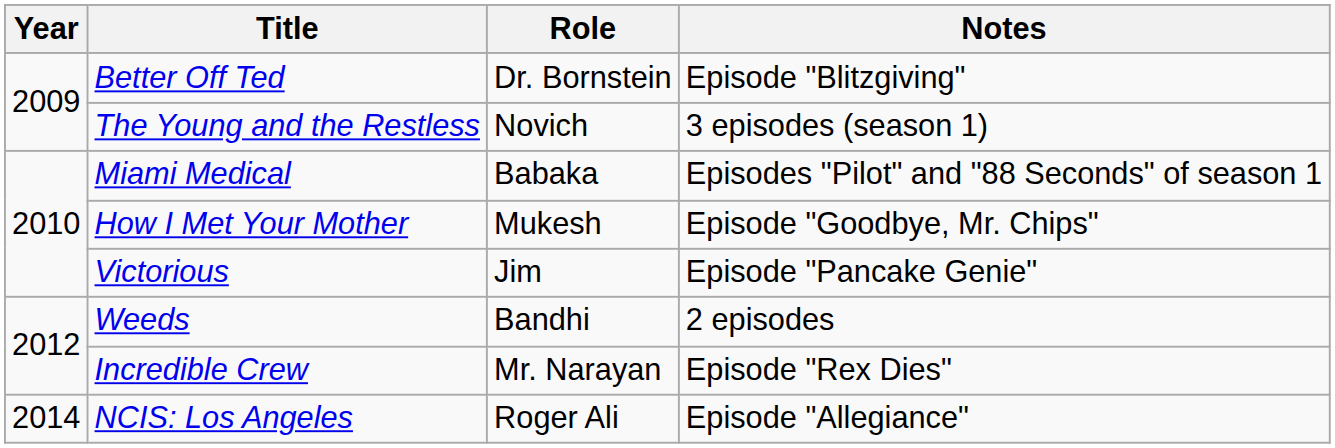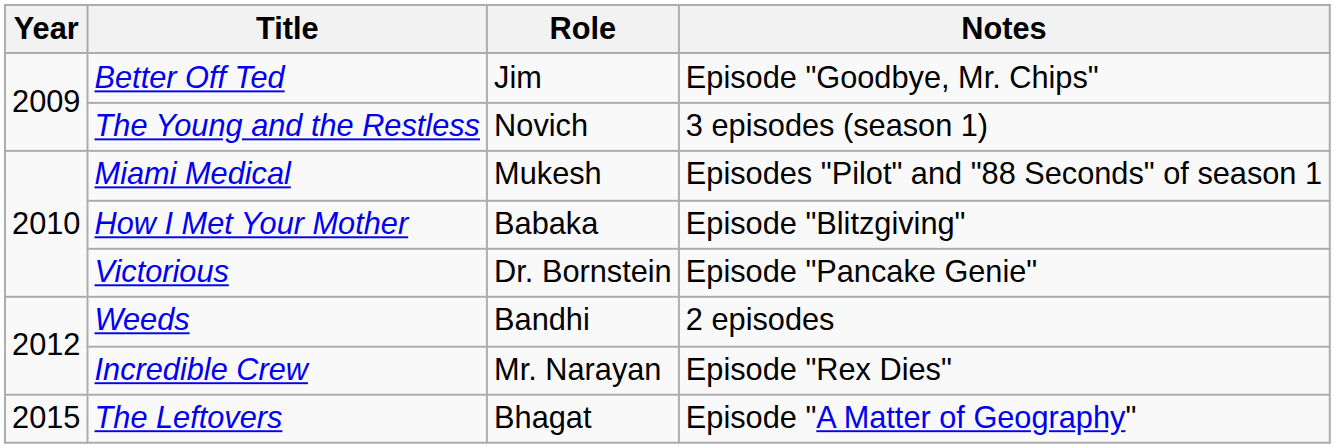(583, 77) Dr. Bornstein -> (518, 77) Jim
(826, 77) Episode "Blitzgiving" -> (892, 77) Episode "Goodbye, Mr. Chips"
(546, 175) Babaka -> (548, 175) Mukesh
(548, 223) Mukesh -> (546, 223) Babaka
(892, 223) Episode "Goodbye, Mr. Chips" -> (826, 223) Episode "Blitzgiving"
(518, 272) Jim -> (583, 272) Dr. Bornstein
- row: (224, 418)
+ row: (188, 418)
